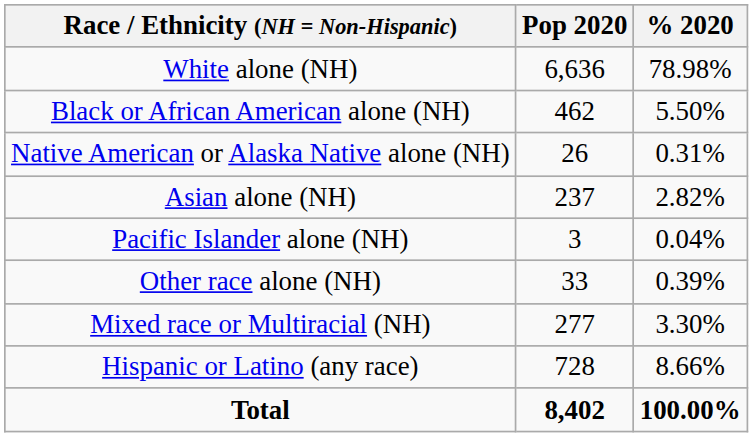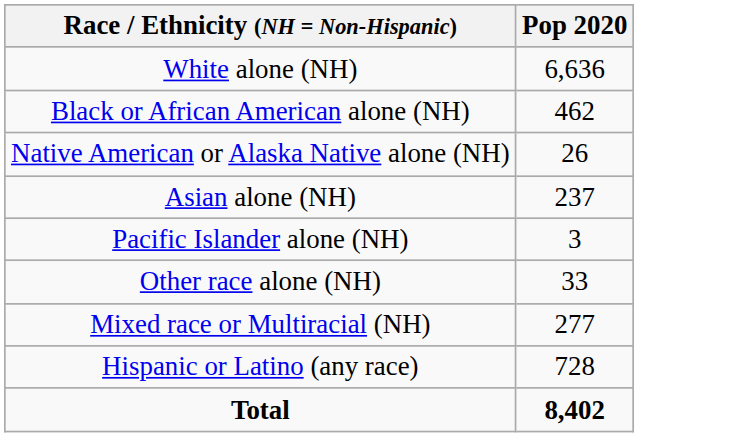- column: (690, 25)
